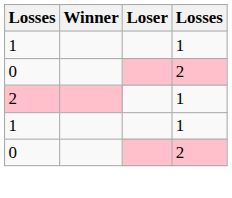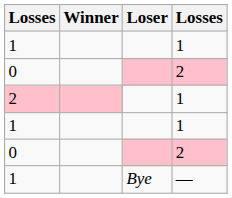+ row: (13, 179)
